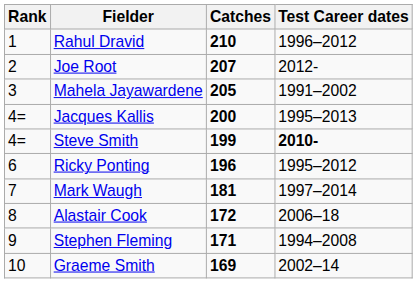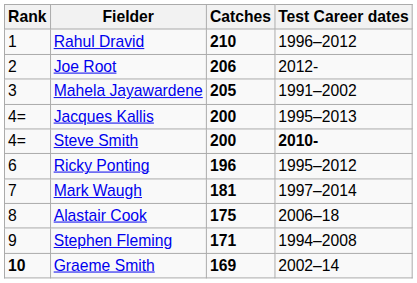(223, 66) 207 -> (223, 66) 206
(223, 141) 199 -> (223, 141) 200
(223, 215) 172 -> (223, 215) 175
(17, 265) normal -> (17, 265) bold
